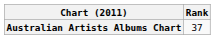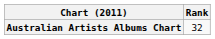(197, 27) 37 -> (197, 27) 32
